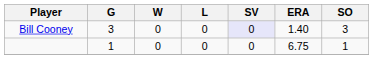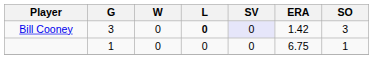(205, 29) normal -> (205, 29) bold
(298, 29) 1.40 -> (298, 29) 1.42
